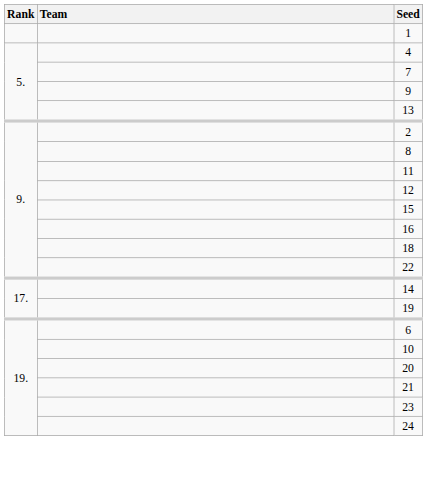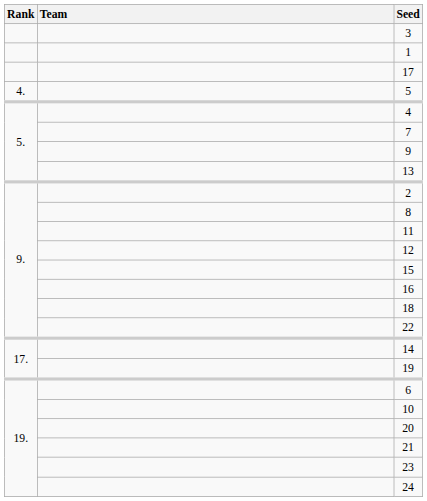+ row: (408, 33)
+ row: (408, 72)
+ row: (408, 91)
